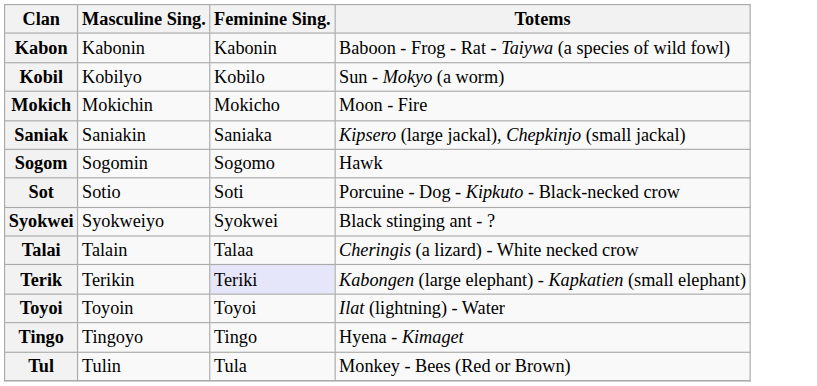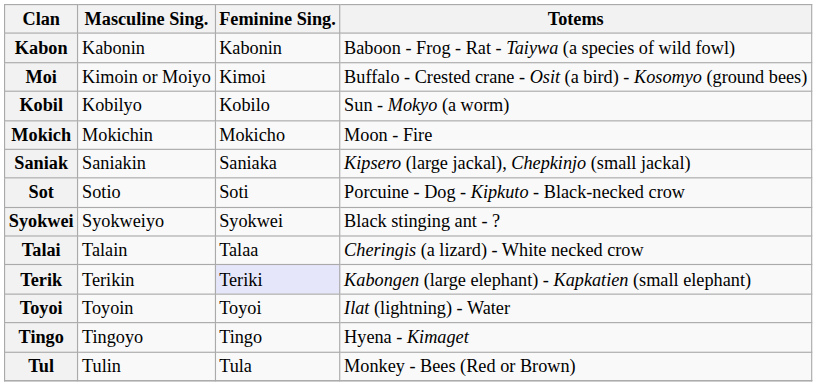+ row: (41, 76)
- row: (41, 163)
